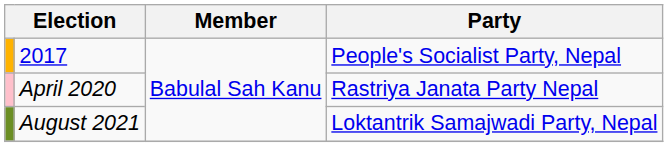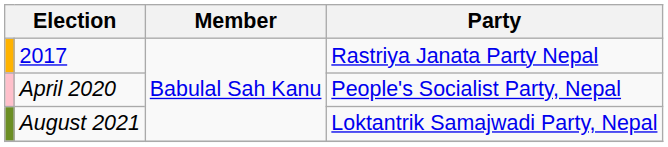(476, 55) People's Socialist Party, Nepal -> (465, 55) Rastriya Janata Party Nepal
(465, 89) Rastriya Janata Party Nepal -> (476, 89) People's Socialist Party, Nepal
